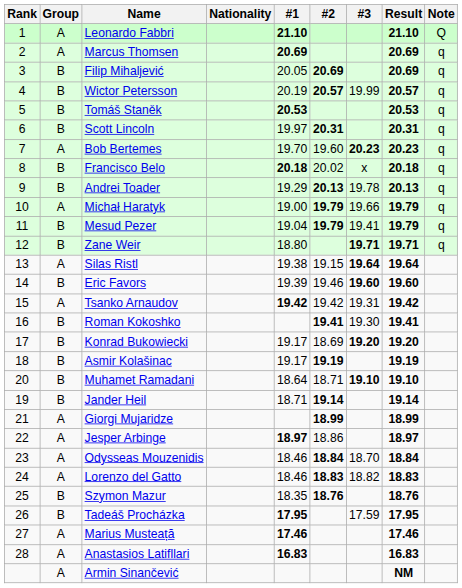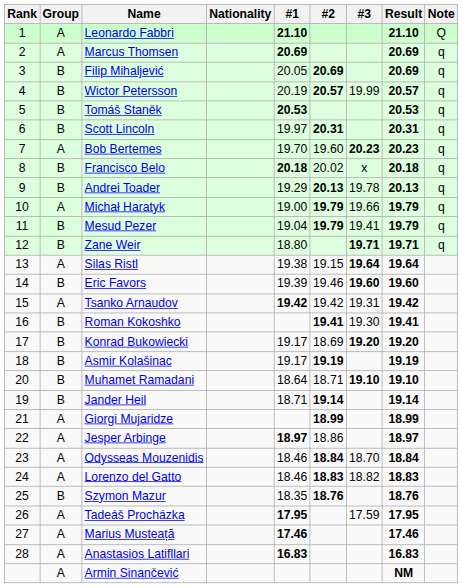(61, 515) B -> (61, 515) A
